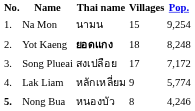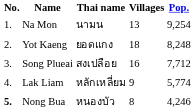(134, 24) 15 -> (134, 24) 13
(94, 44) bold -> (94, 44) normal
(134, 63) 17 -> (134, 63) 16
(179, 63) 7,172 -> (179, 63) 7,712
